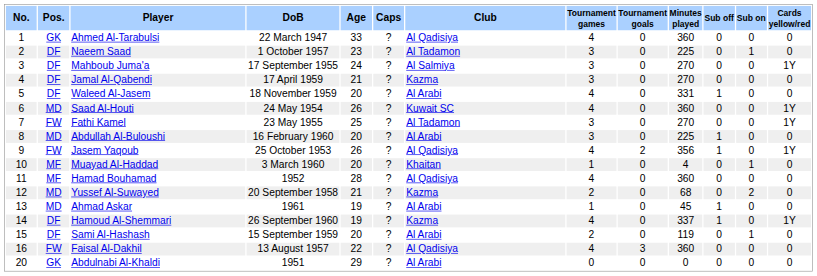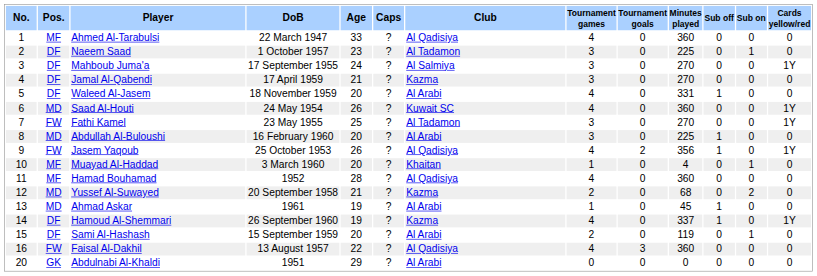(54, 38) GK -> (54, 38) MF
